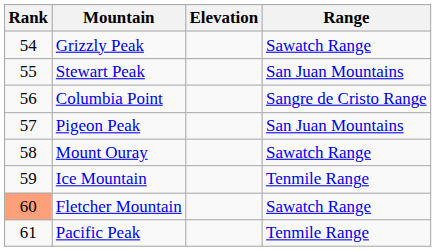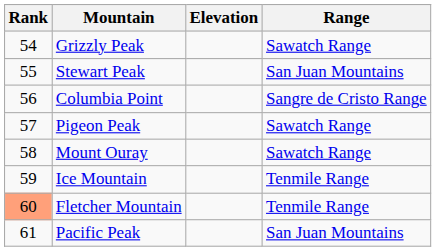(335, 125) San Juan Mountains -> (319, 125) Sawatch Range
(319, 206) Sawatch Range -> (317, 206) Tenmile Range
(317, 233) Tenmile Range -> (335, 233) San Juan Mountains
